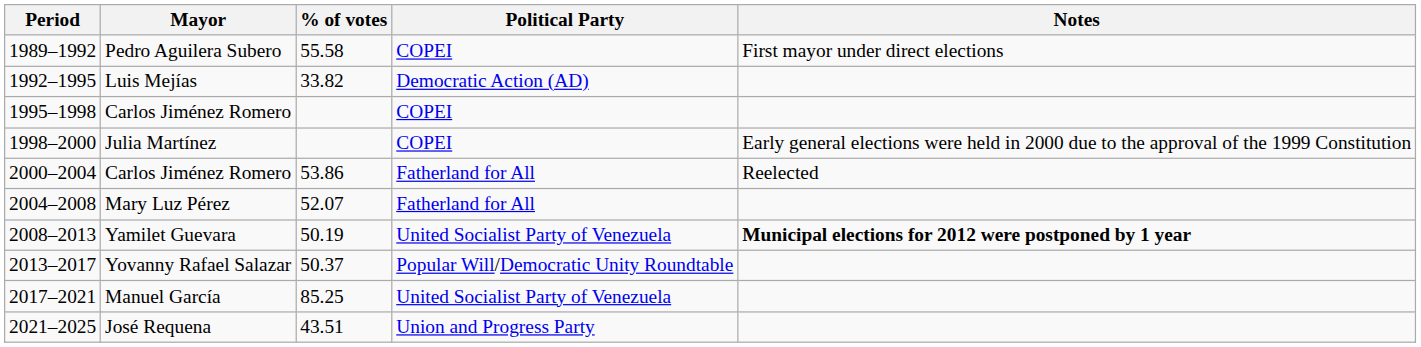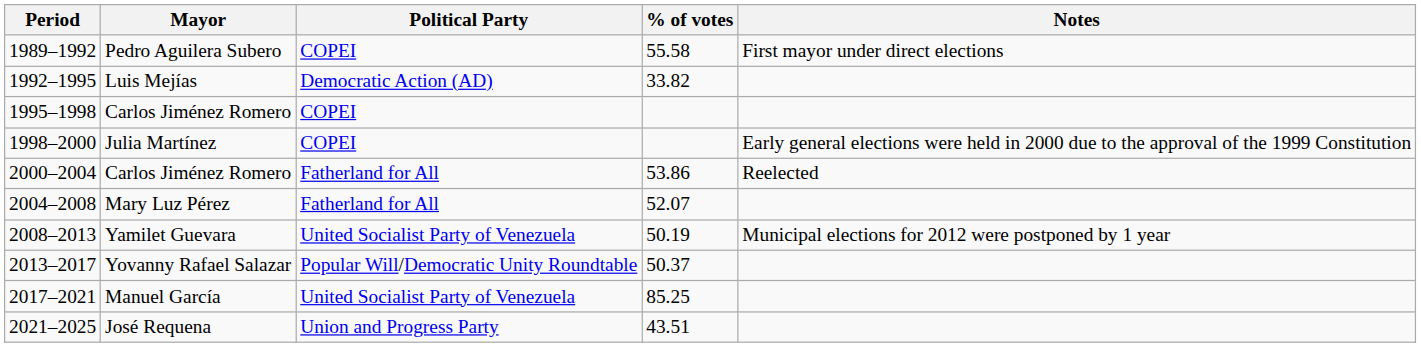columns swapped: (565, 19) <-> (344, 19)
(967, 234) bold -> (956, 234) normal
